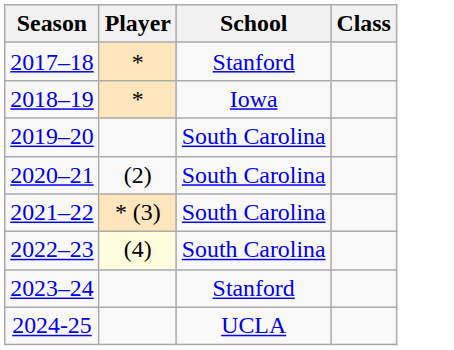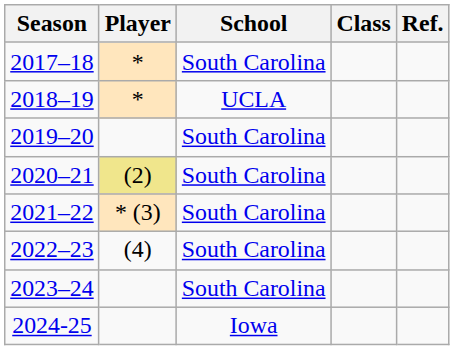+ column: (423, 23)
(254, 61) Stanford -> (254, 61) South Carolina
(254, 99) Iowa -> (254, 99) UCLA
(138, 174) no background -> (138, 174) khaki background
(138, 250) lightyellow background -> (138, 250) no background
(254, 288) Stanford -> (254, 288) South Carolina
(254, 325) UCLA -> (254, 325) Iowa
